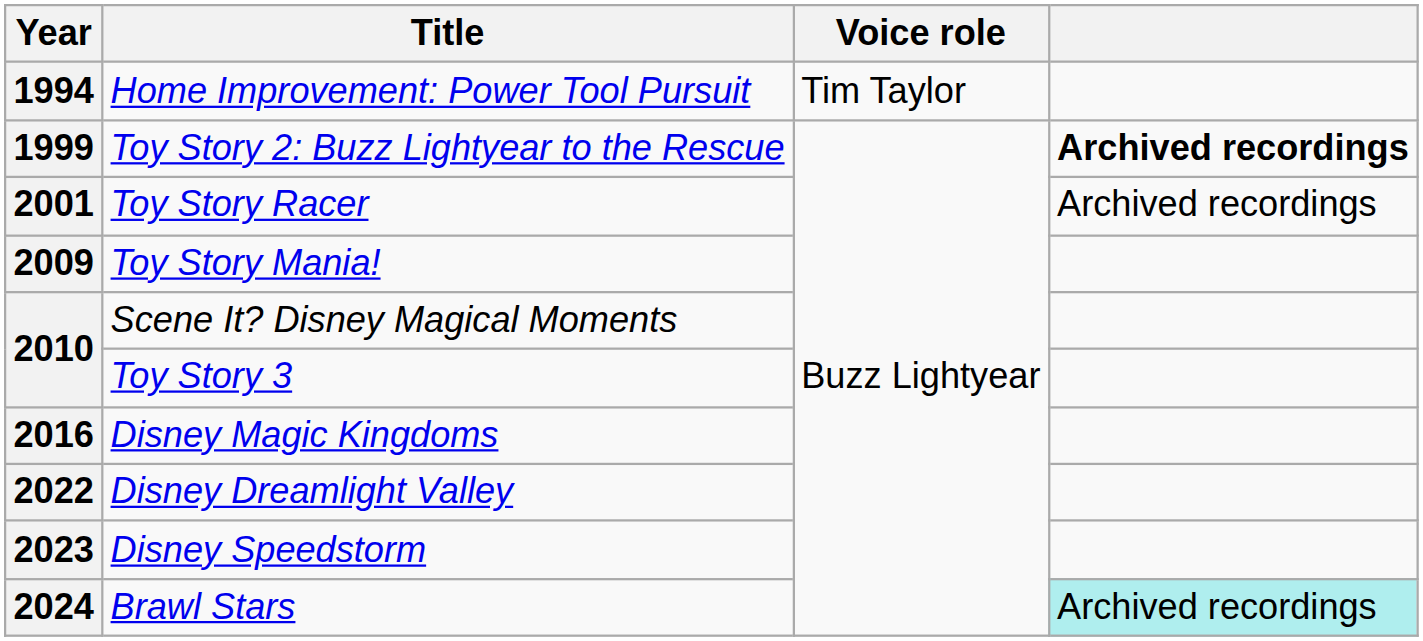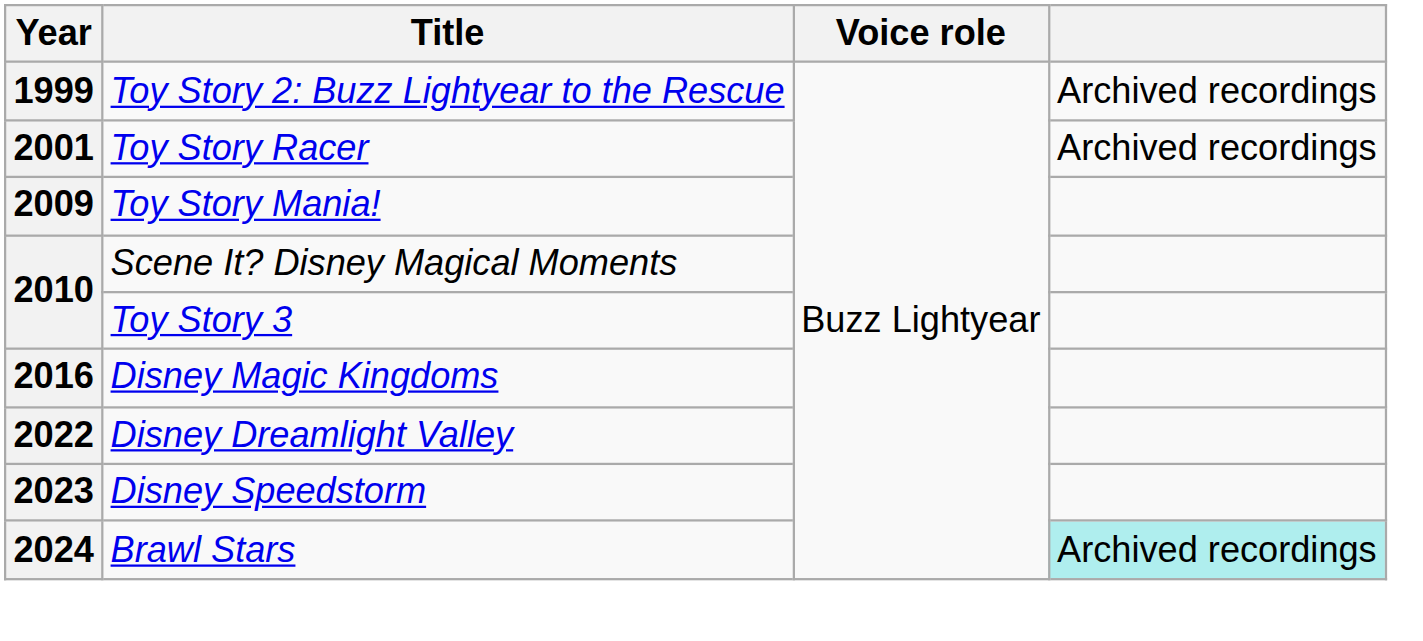- row: (54, 90)
(1233, 147) bold -> (1217, 90) normal
